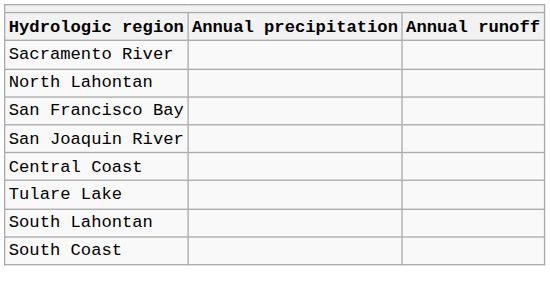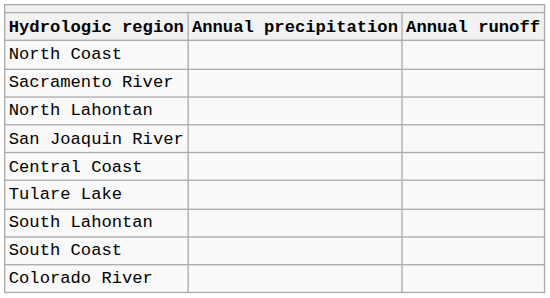+ row: (65, 55)
- row: (96, 111)
+ row: (81, 279)
